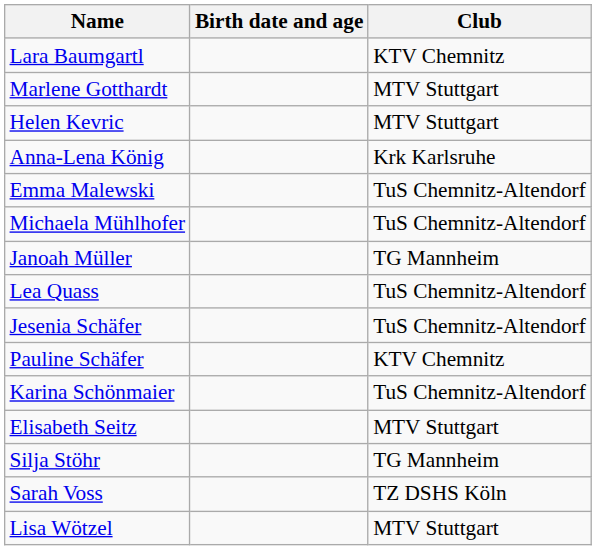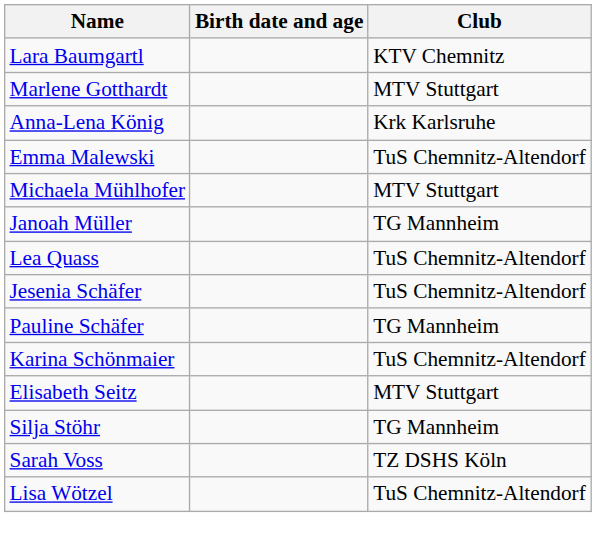- row: (67, 122)
(479, 223) TuS Chemnitz-Altendorf -> (436, 190) MTV Stuttgart
(439, 358) KTV Chemnitz -> (436, 325) TG Mannheim
(436, 527) MTV Stuttgart -> (479, 493) TuS Chemnitz-Altendorf
